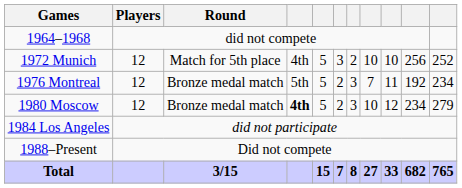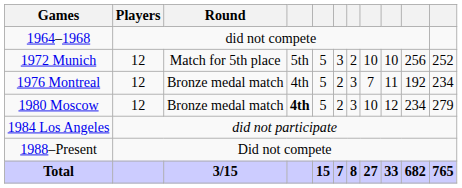(300, 60) 4th -> (300, 60) 5th
(300, 82) 5th -> (300, 82) 4th
